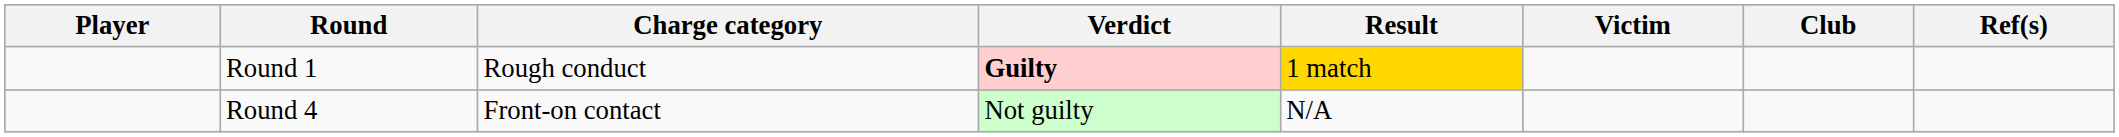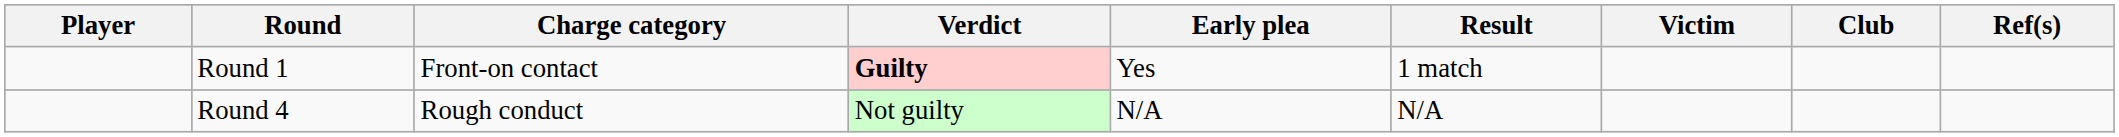+ column: (1251, 25)
(565, 68) Rough conduct -> (509, 68) Front-on contact
(1329, 68) gold background -> (1440, 68) no background
(572, 110) Front-on contact -> (502, 110) Rough conduct
